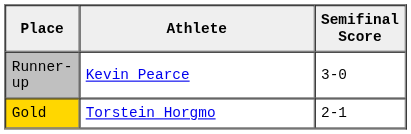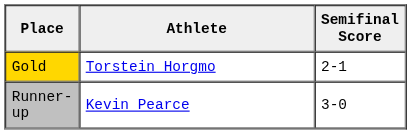rows swapped: (29, 113) <-> (42, 75)
